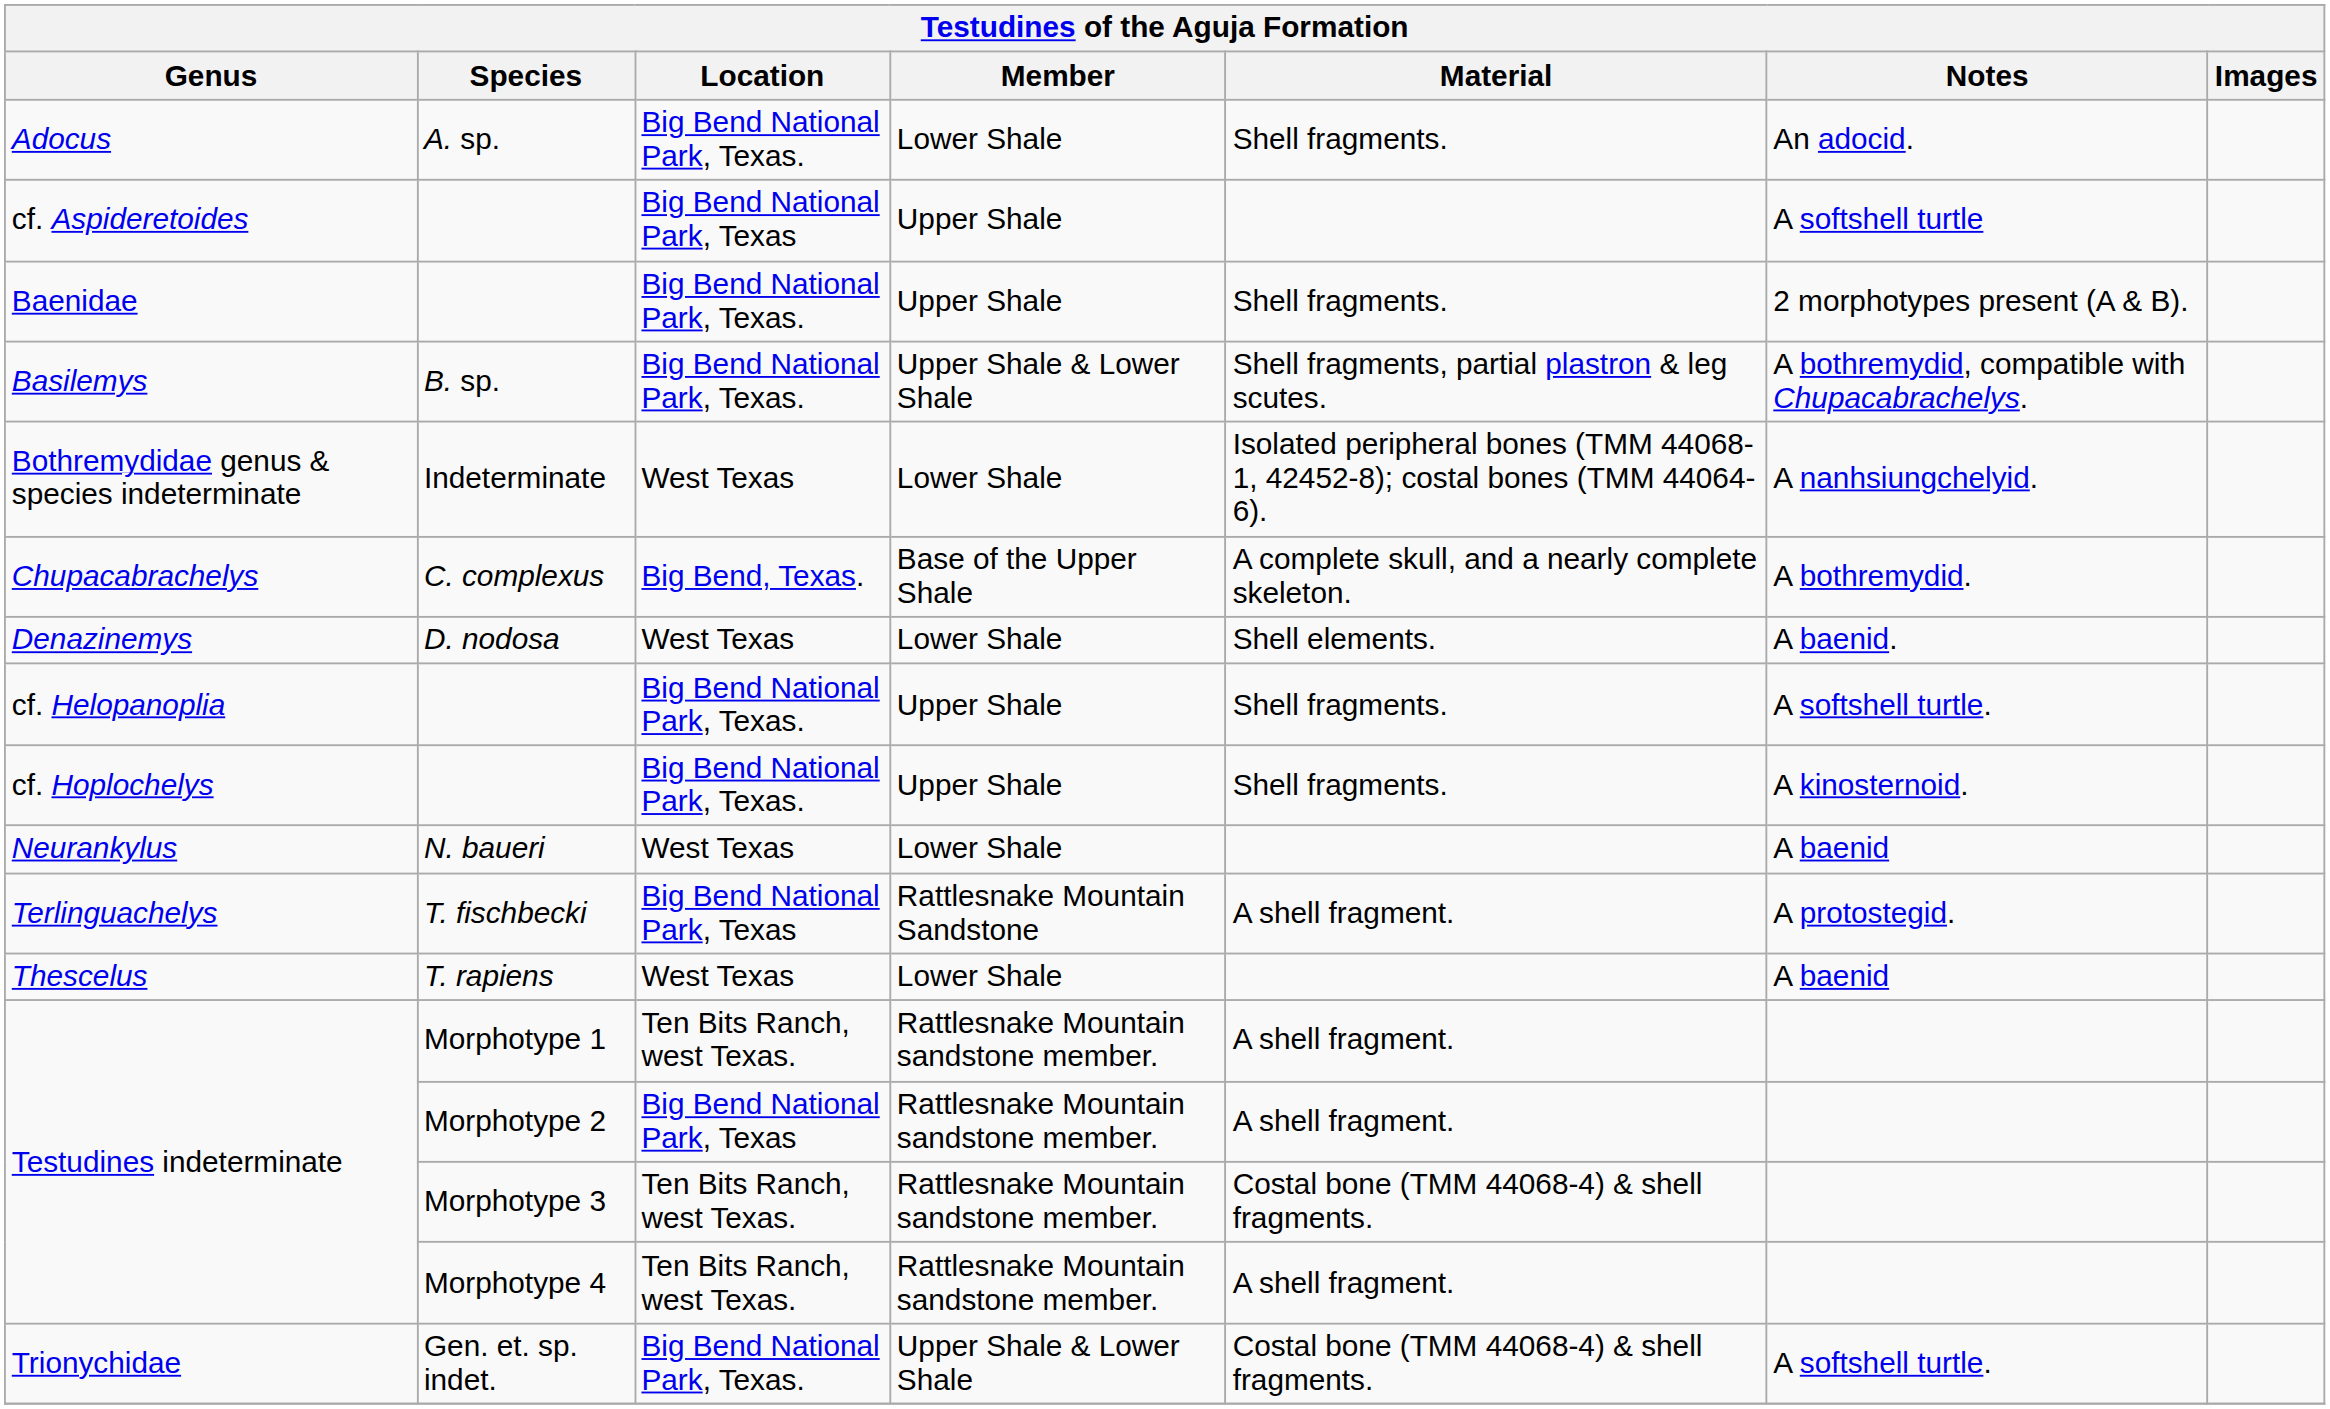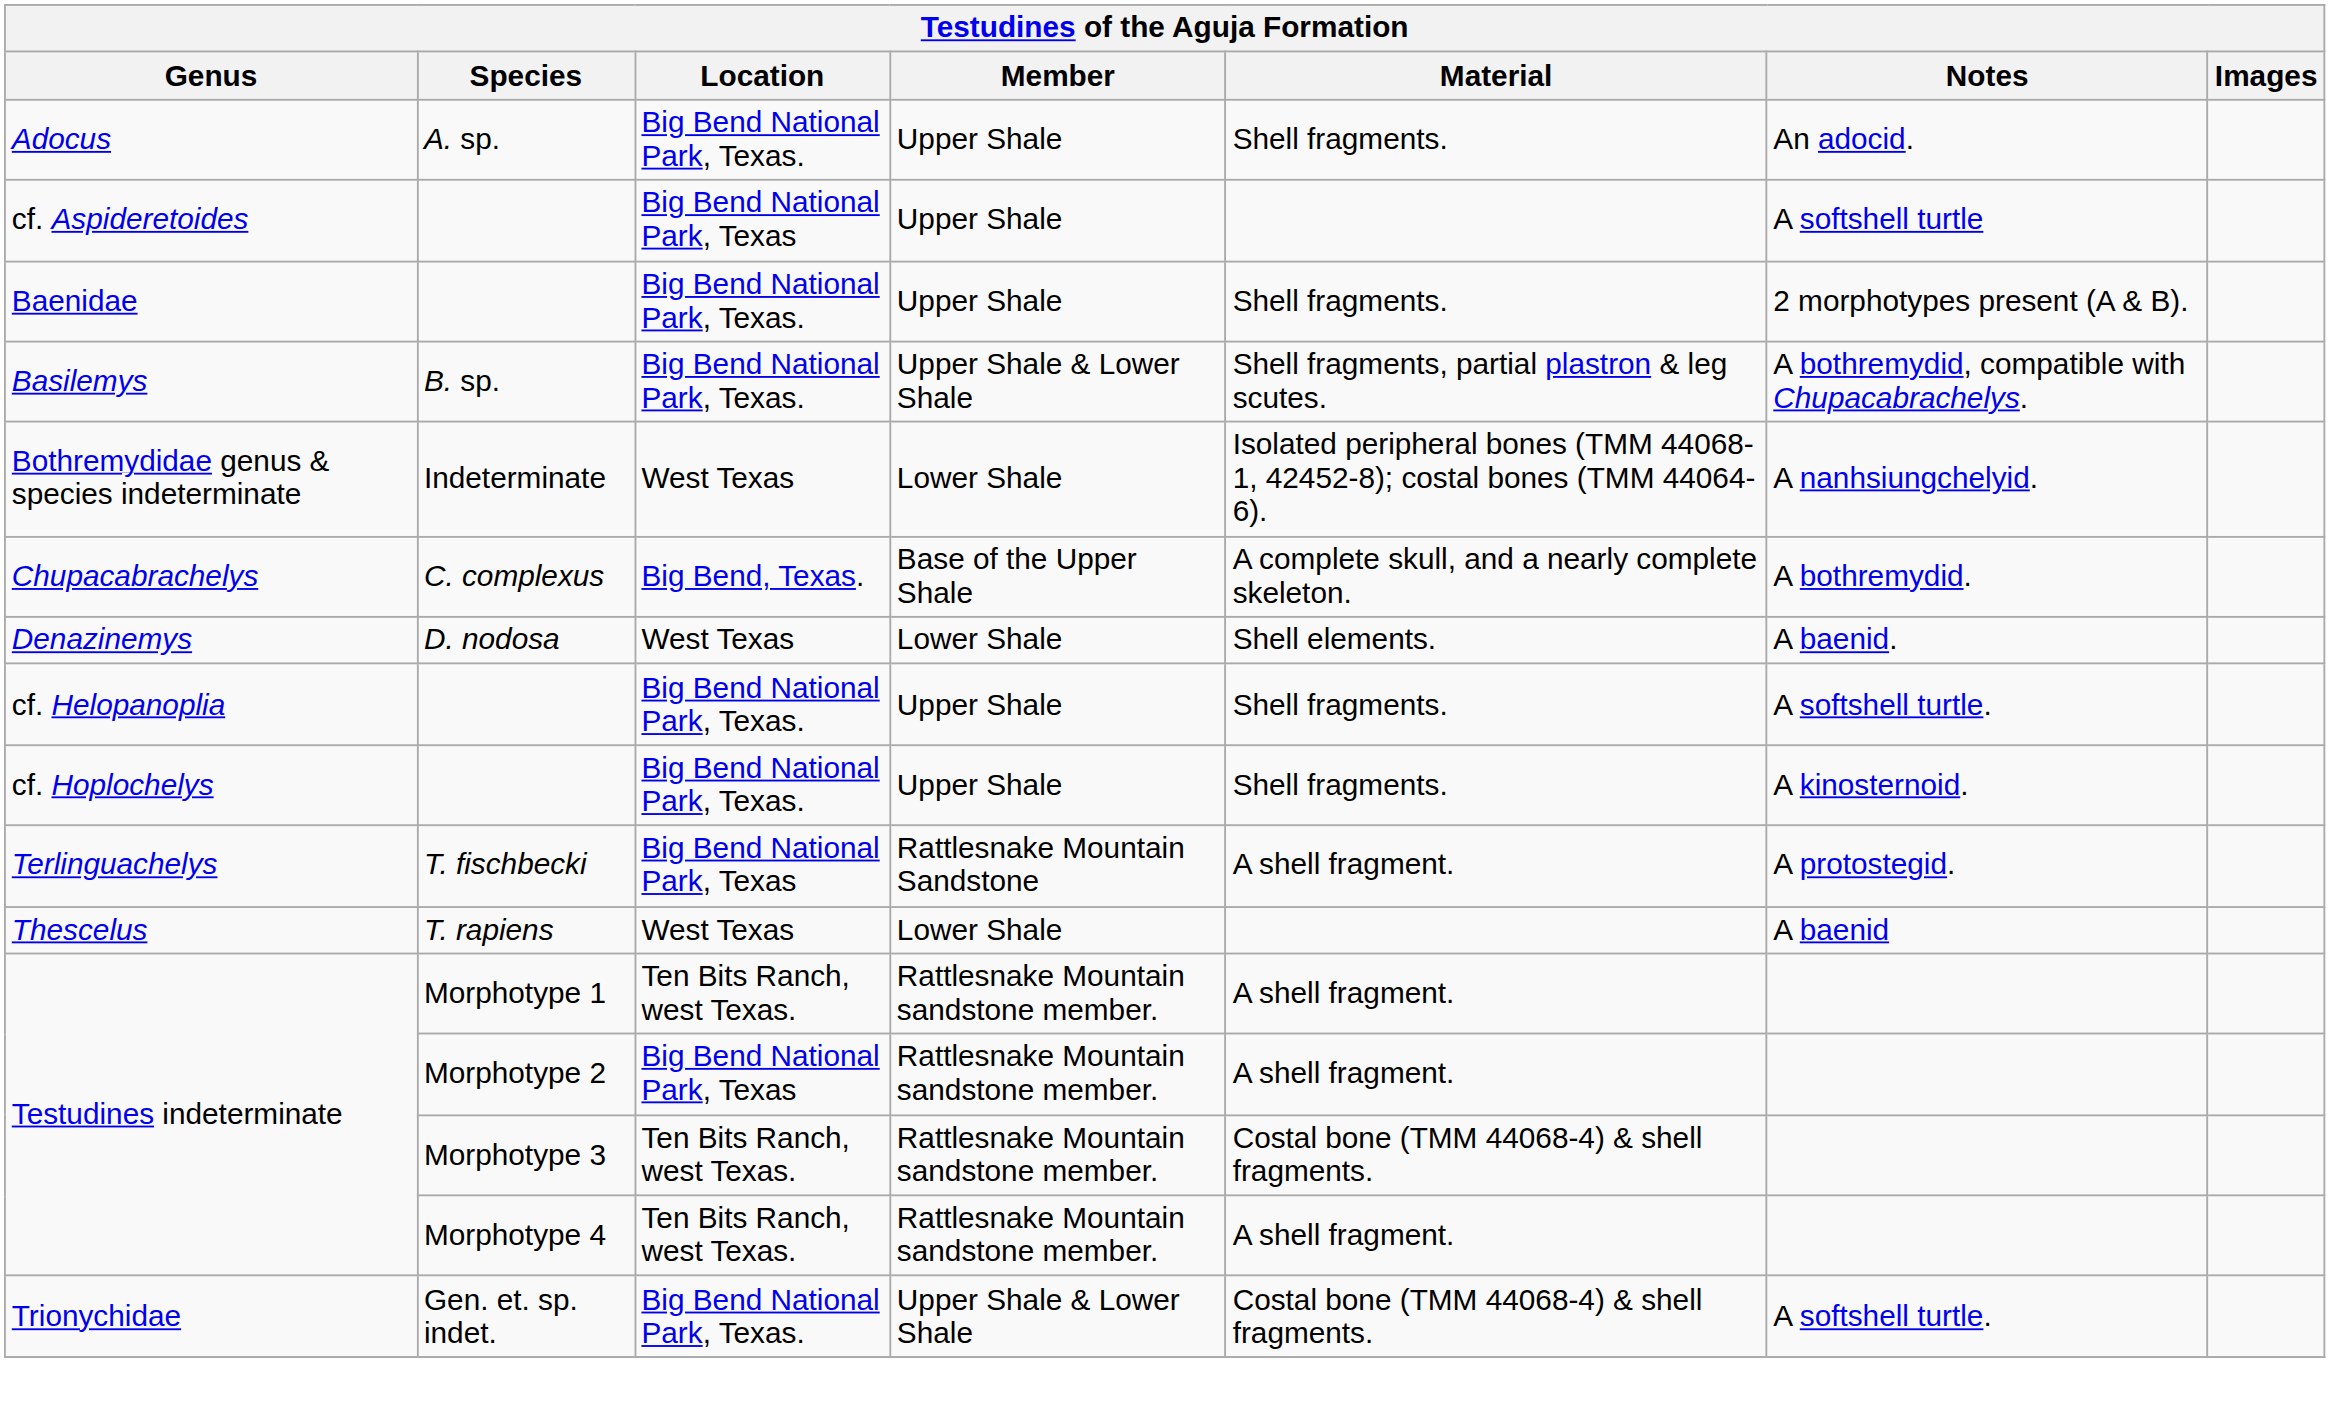(980, 139) Lower Shale -> (980, 139) Upper Shale
- row: (95, 848)
